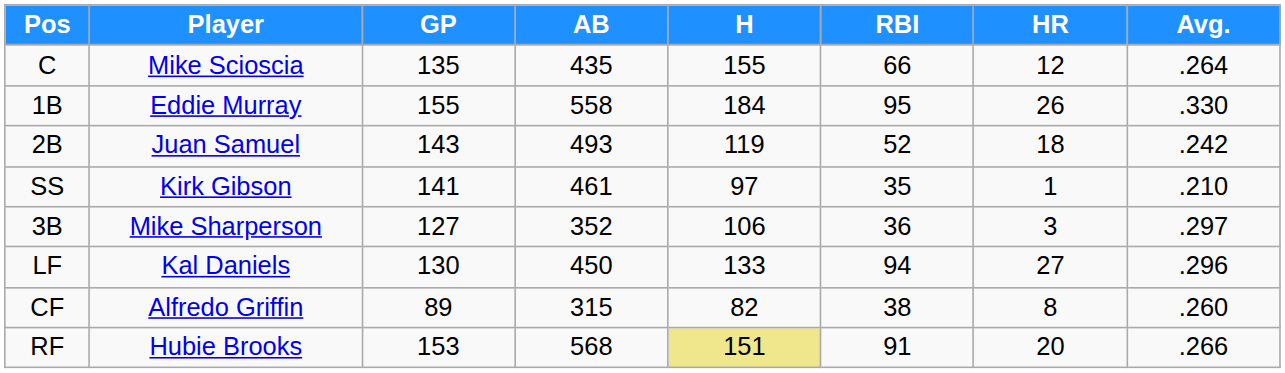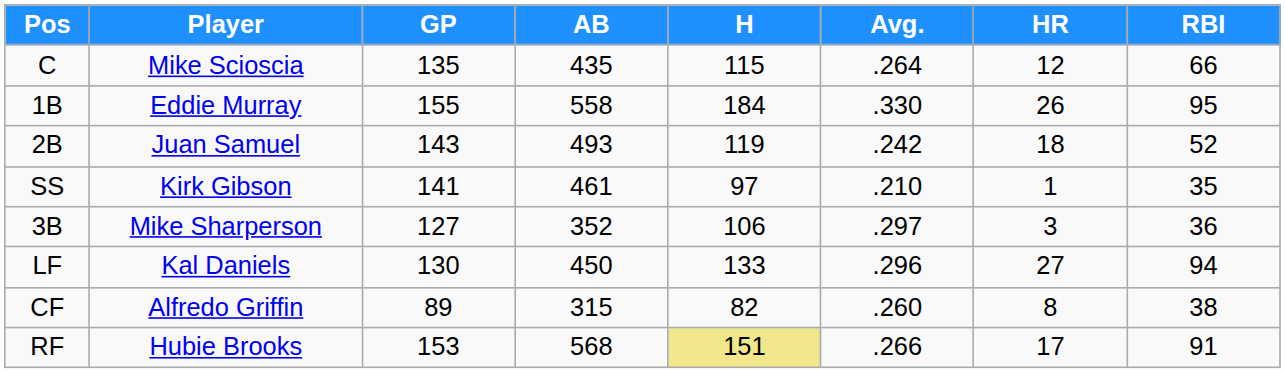columns swapped: (1203, 24) <-> (897, 24)
(744, 65) 155 -> (744, 65) 115
(1050, 347) 20 -> (1050, 347) 17
